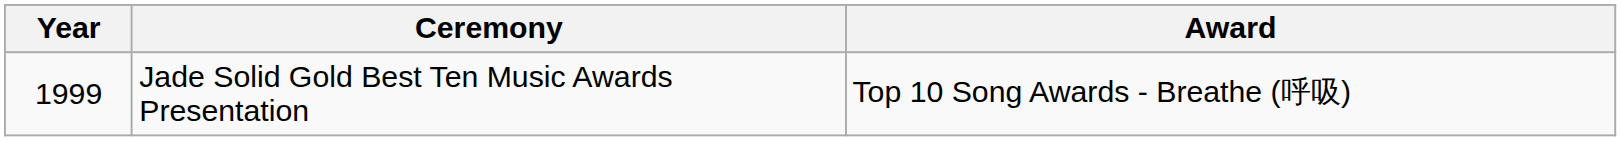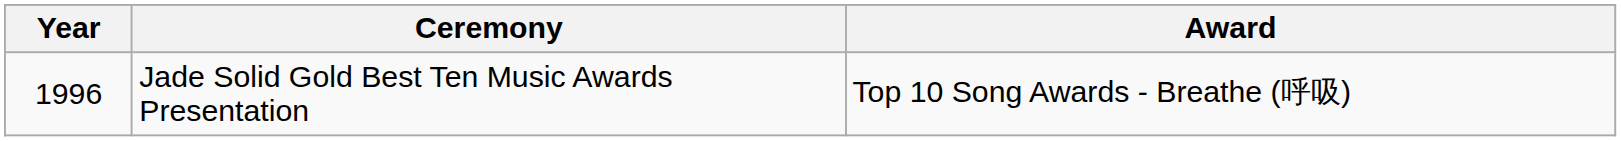(69, 93) 1999 -> (69, 93) 1996
